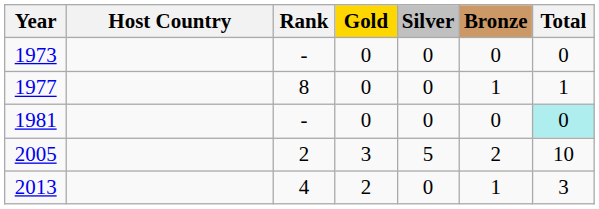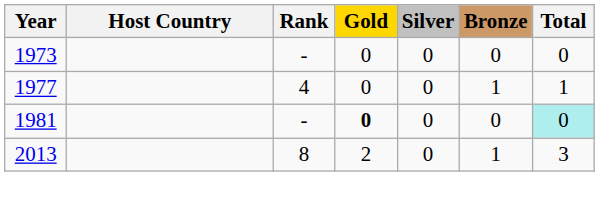(304, 87) 8 -> (304, 87) 4
(366, 120) normal -> (366, 120) bold
- row: (36, 154)
(304, 187) 4 -> (304, 154) 8
